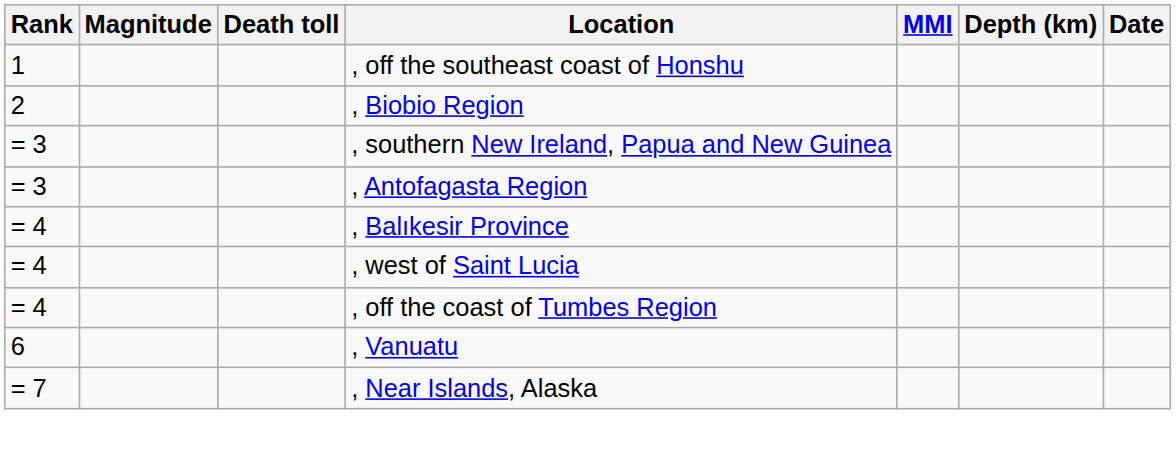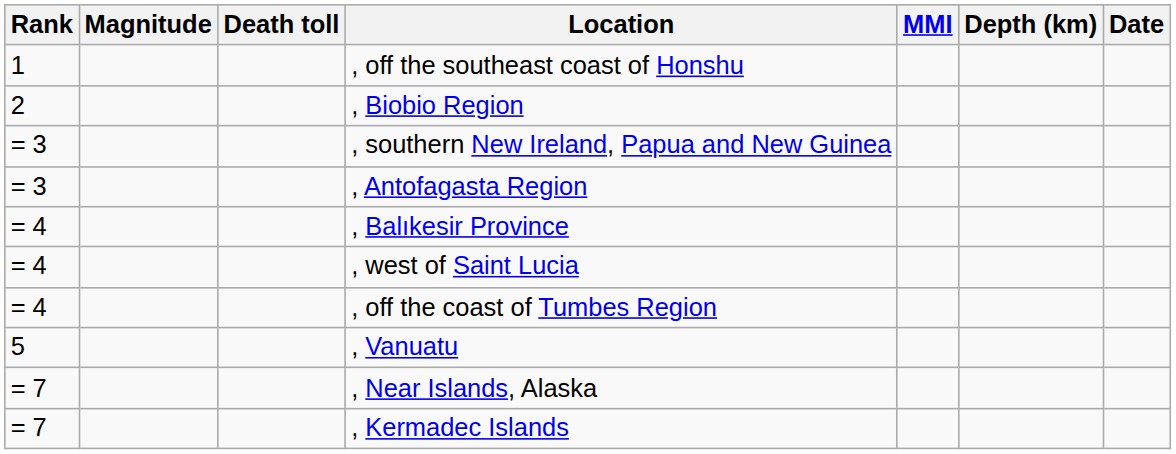+ row: (18, 347)
- row: (18, 347)
+ row: (29, 428)
